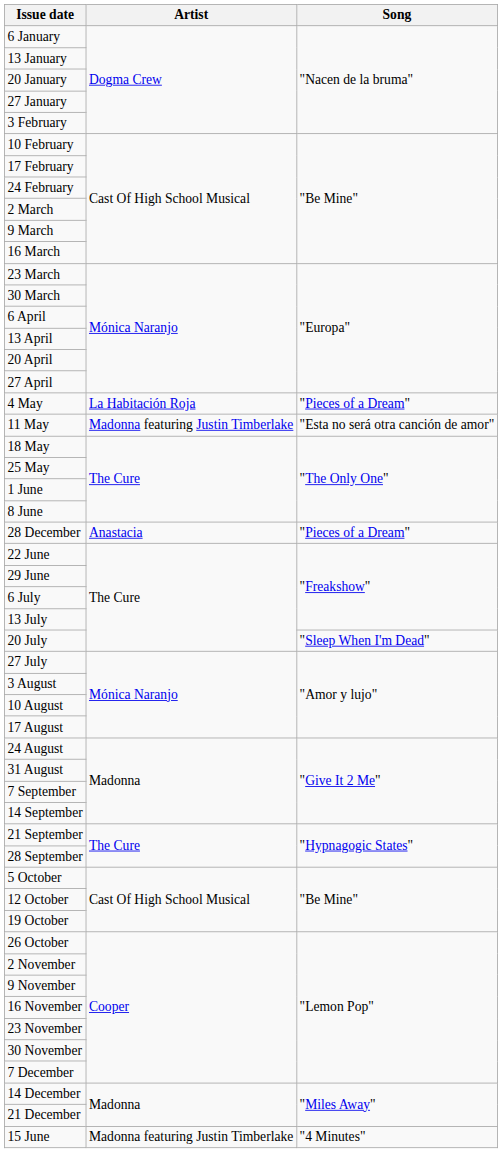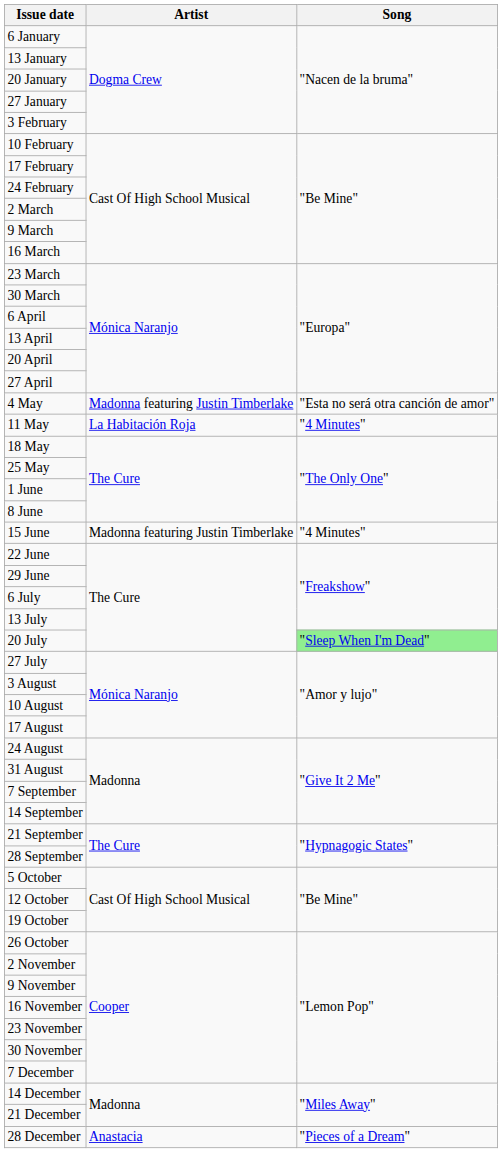(142, 403) La Habitación Roja -> (191, 403) Madonna featuring Justin Timberlake
(355, 403) "Pieces of a Dream" -> (397, 403) "Esta no será otra canción de amor"
(191, 425) Madonna featuring Justin Timberlake -> (142, 425) La Habitación Roja
(397, 425) "Esta no será otra canción de amor" -> (333, 425) "4 Minutes"
rows swapped: (29, 1136) <-> (44, 532)
(365, 640) no background -> (365, 640) lightgreen background
